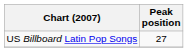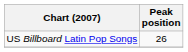(161, 39) 27 -> (161, 39) 26
